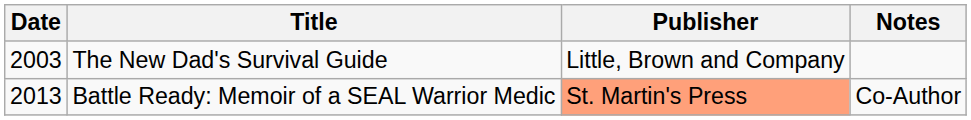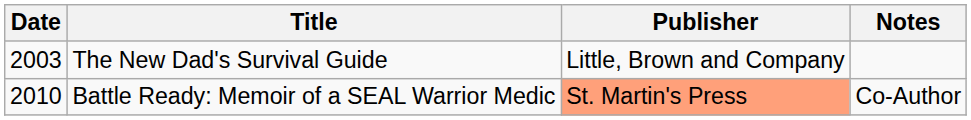(36, 96) 2013 -> (36, 96) 2010
